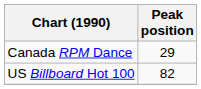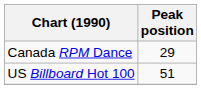(167, 73) 82 -> (167, 73) 51
